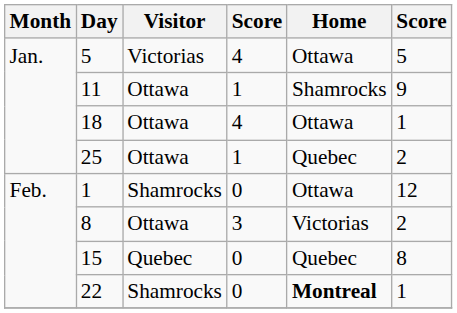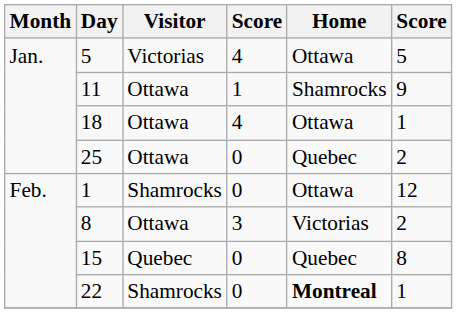(237, 156) 1 -> (237, 156) 0
